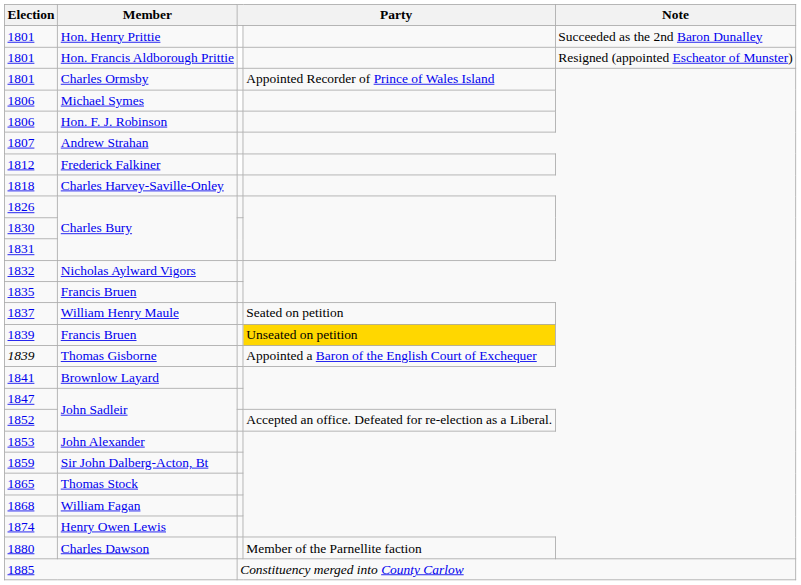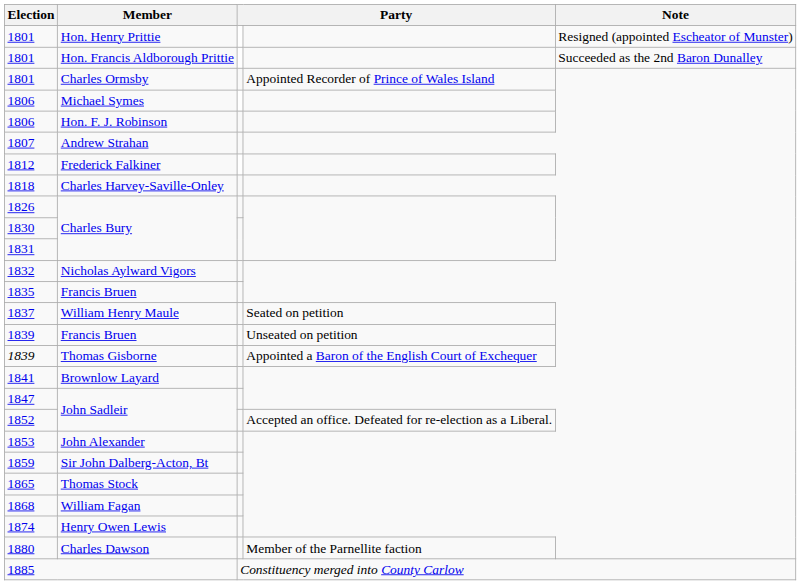(660, 36) Succeeded as the 2nd Baron Dunalley -> (675, 36) Resigned (appointed Escheator of Munster)
(675, 57) Resigned (appointed Escheator of Munster) -> (660, 57) Succeeded as the 2nd Baron Dunalley
(302, 334) gold background -> (302, 334) no background
